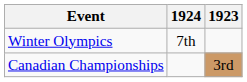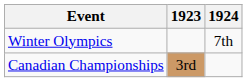columns swapped: (223, 16) <-> (186, 16)
